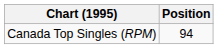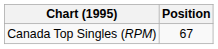(186, 33) 94 -> (186, 33) 67
